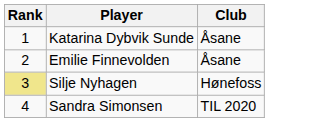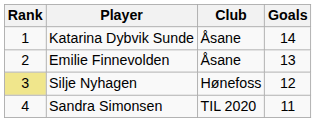+ column: (288, 15)
